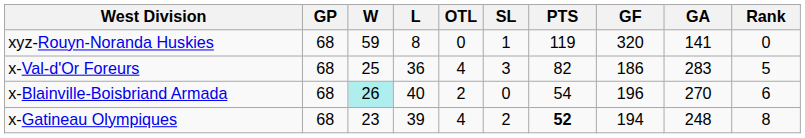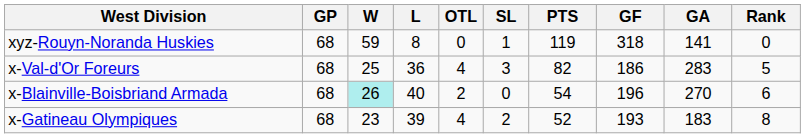(630, 42) 320 -> (630, 42) 318
(563, 119) bold -> (563, 119) normal
(630, 119) 194 -> (630, 119) 193
(698, 119) 248 -> (698, 119) 183
